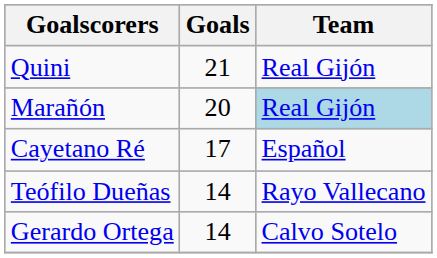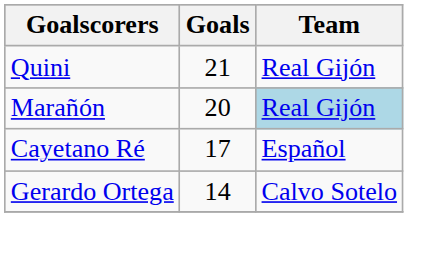- row: (91, 190)
